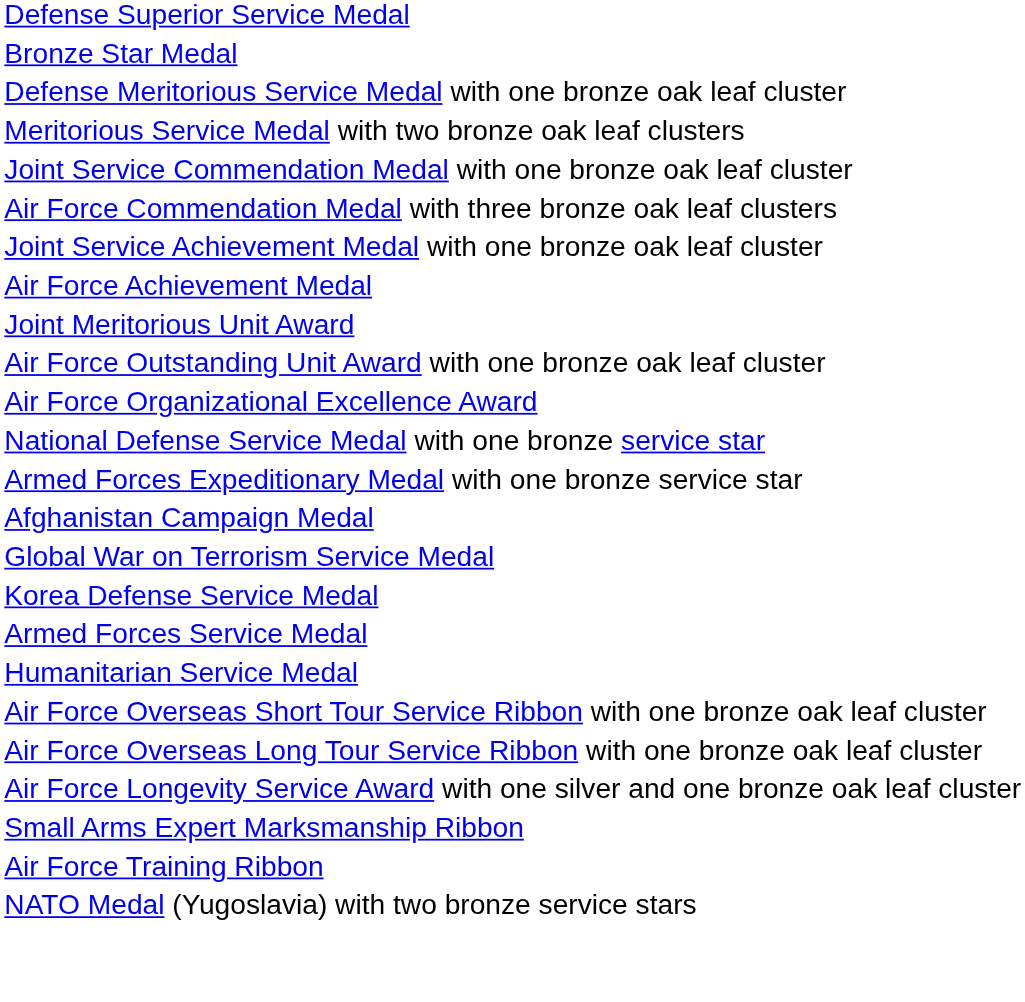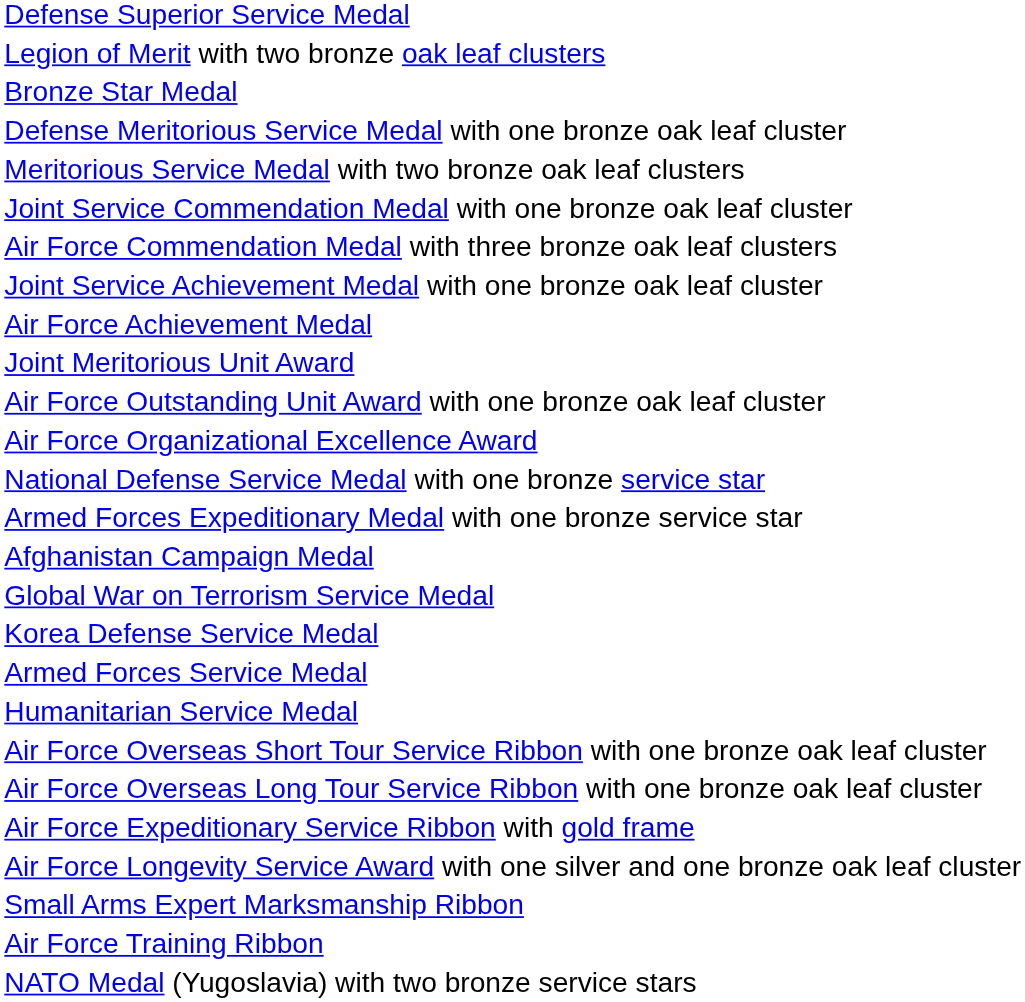+ row: (305, 53)
+ row: (349, 827)
